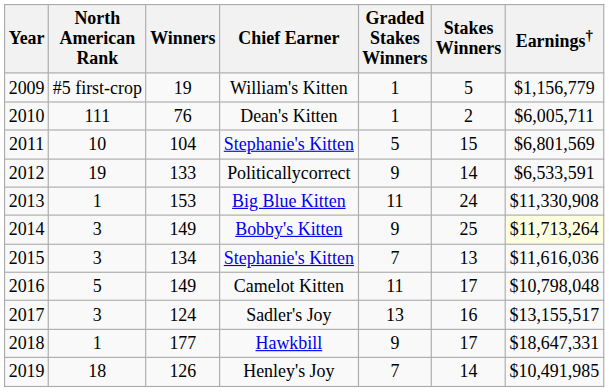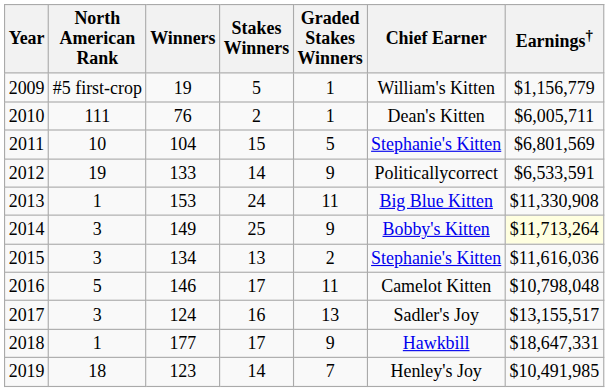columns swapped: (469, 38) <-> (289, 38)
(395, 257) 7 -> (330, 257) 2
(183, 286) 149 -> (183, 286) 146
(183, 371) 126 -> (183, 371) 123
